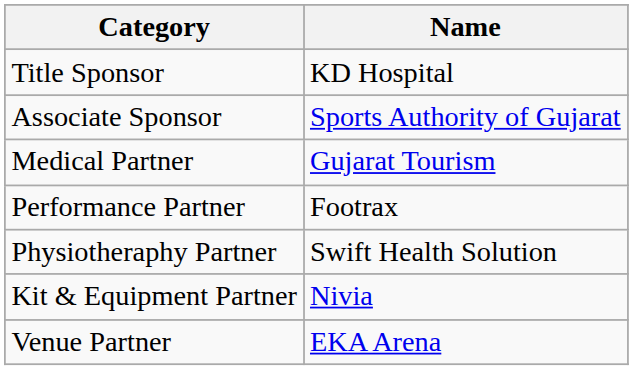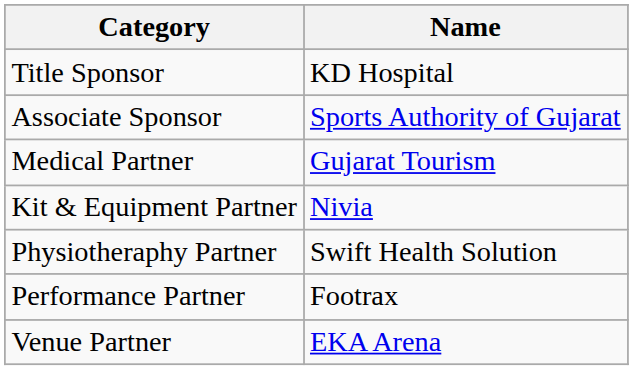rows swapped: (128, 206) <-> (154, 296)
